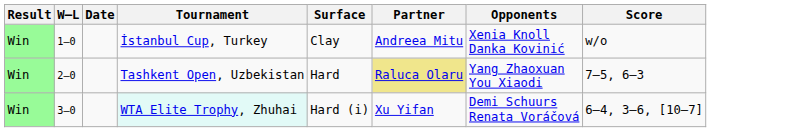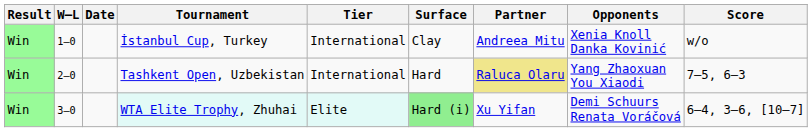+ column: (358, 14)
(340, 109) no background -> (441, 109) lightgreen background
